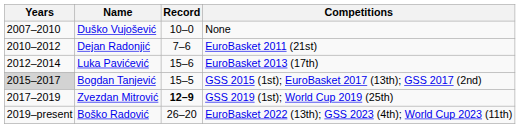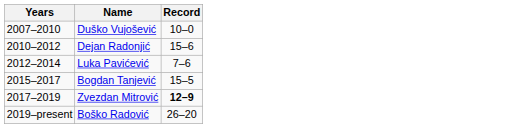- column: (359, 13)
(182, 47) 7–6 -> (182, 47) 15–6
(182, 64) 15–6 -> (182, 64) 7–6
(34, 81) lightgrey background -> (34, 81) no background
